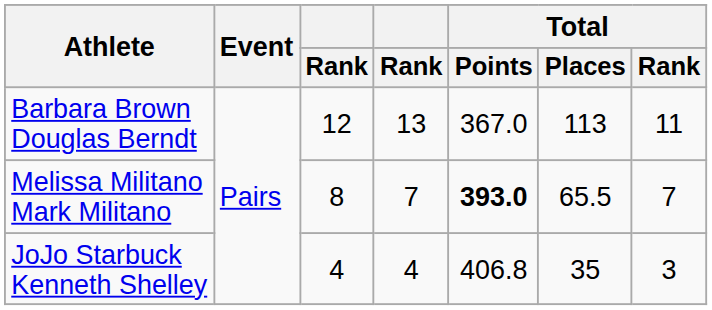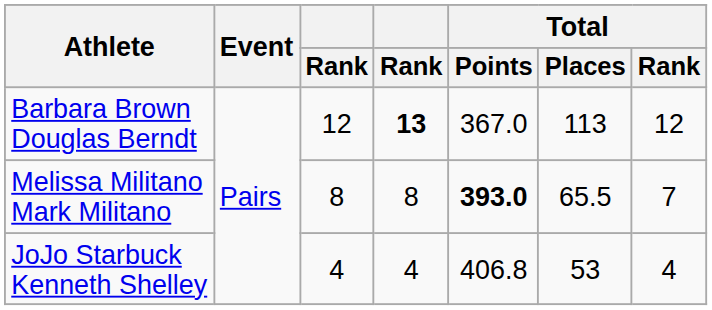(411, 124) normal -> (411, 124) bold
(669, 124) 11 -> (669, 124) 12
(411, 197) 7 -> (411, 197) 8
(585, 269) 35 -> (585, 269) 53
(669, 269) 3 -> (669, 269) 4
